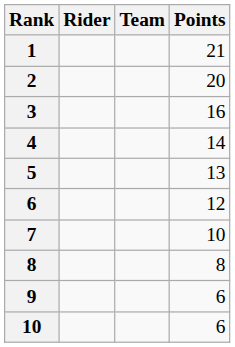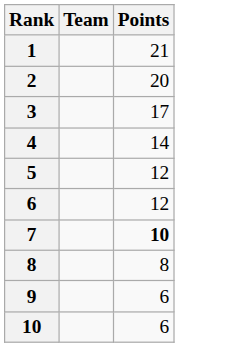- column: (87, 19)
(216, 111) 16 -> (160, 111) 17
(216, 173) 13 -> (160, 173) 12
(216, 234) normal -> (160, 234) bold
